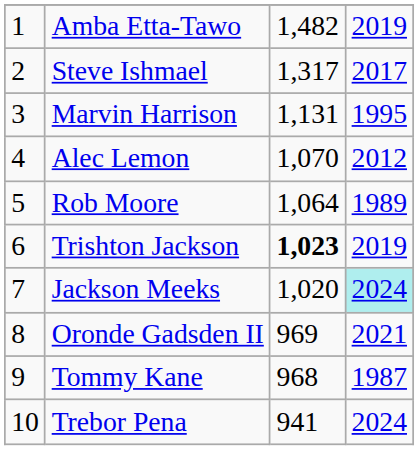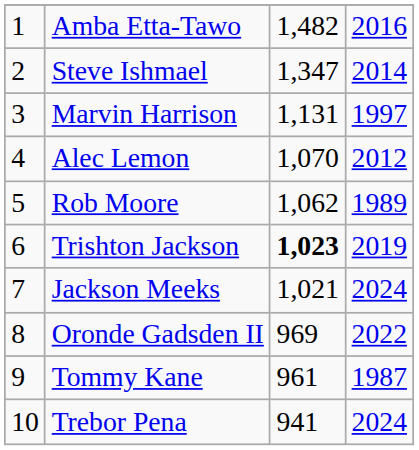(379, 26) 2019 -> (379, 26) 2016
(308, 70) 1,317 -> (308, 70) 1,347
(379, 70) 2017 -> (379, 70) 2014
(379, 114) 1995 -> (379, 114) 1997
(308, 202) 1,064 -> (308, 202) 1,062
(308, 289) 1,020 -> (308, 289) 1,021
(379, 289) paleturquoise background -> (379, 289) no background
(379, 333) 2021 -> (379, 333) 2022
(297, 377) 968 -> (297, 377) 961
